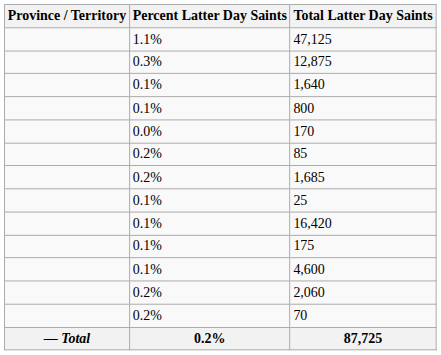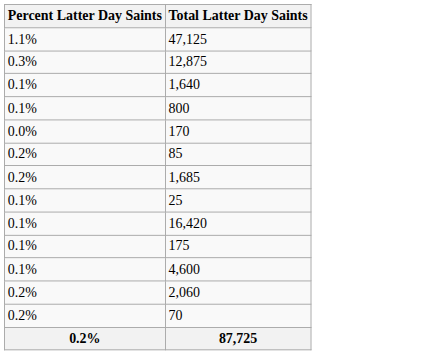- column: (67, 16)
